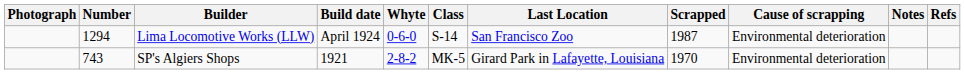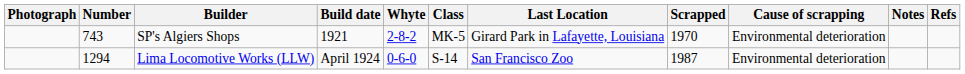rows swapped: (188, 58) <-> (226, 36)
